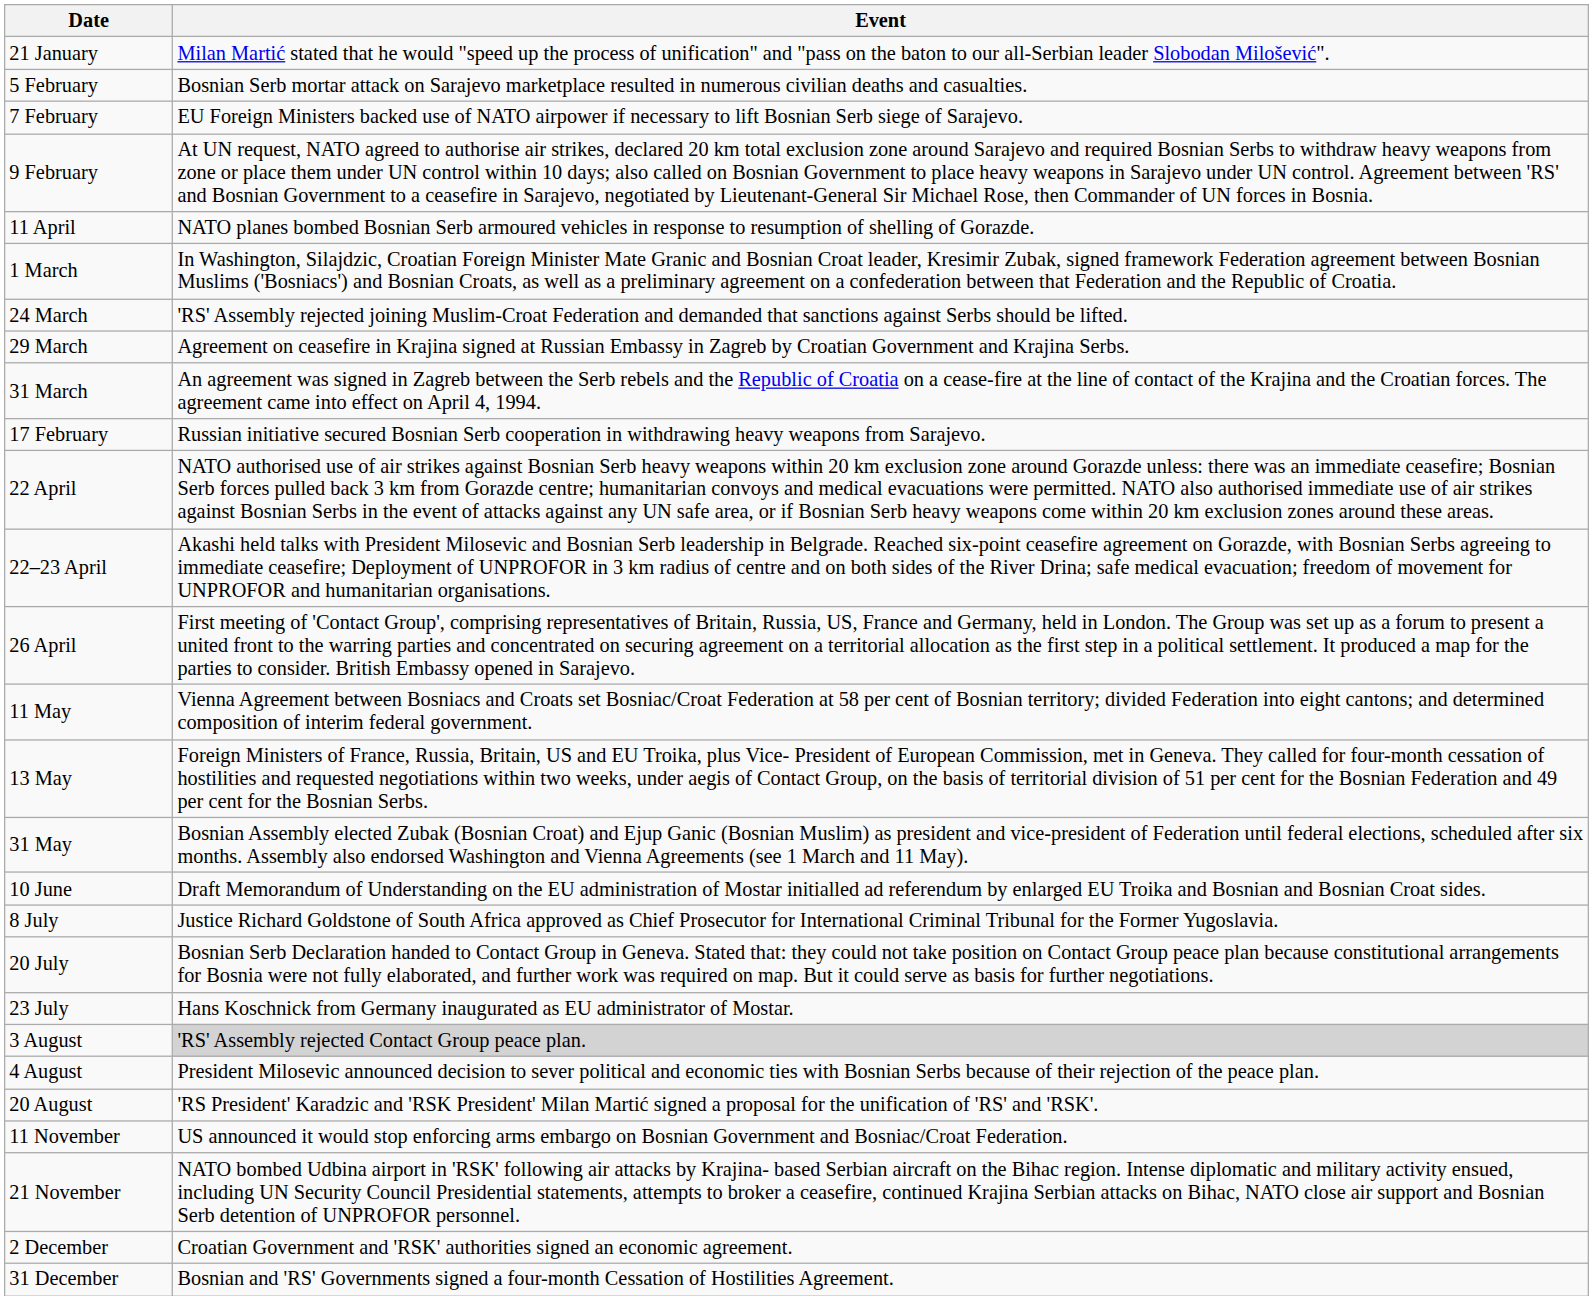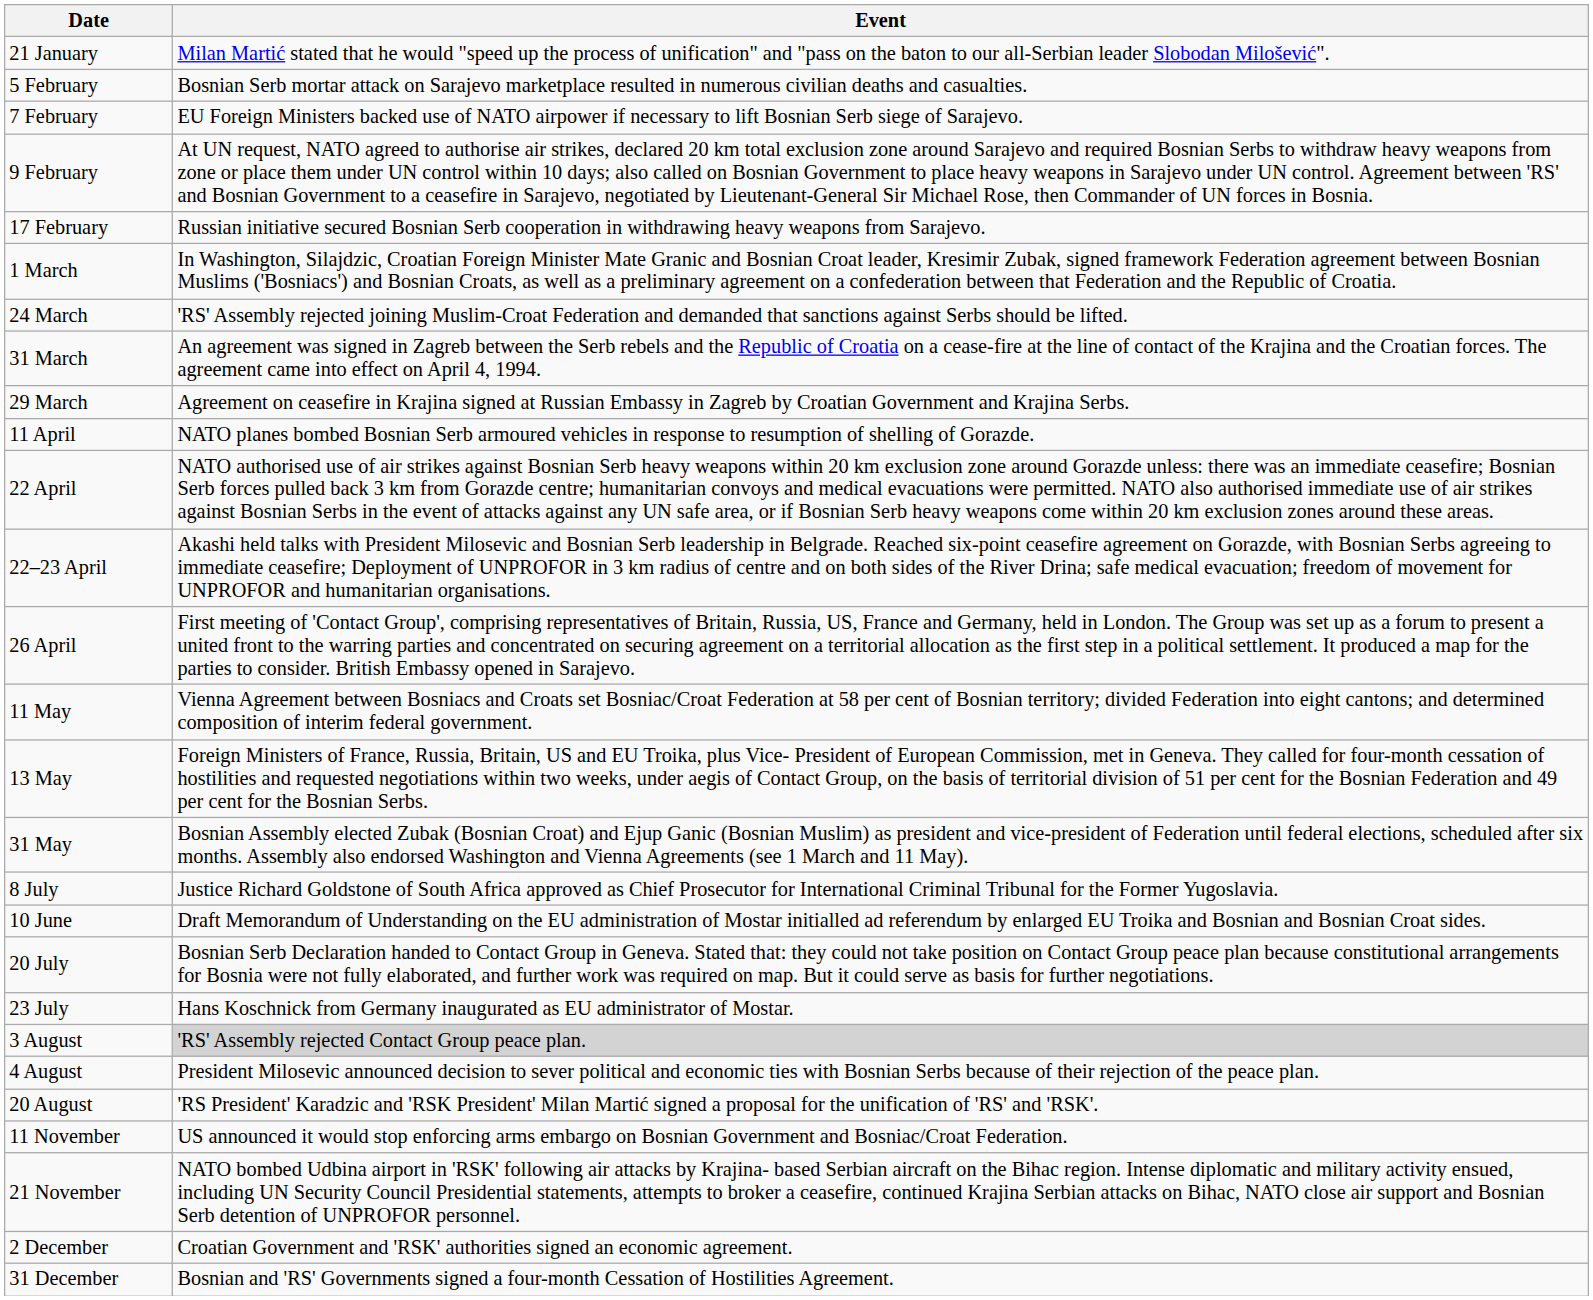rows swapped: (59, 434) <-> (43, 227)
rows swapped: (49, 347) <-> (49, 390)
rows swapped: (41, 888) <-> (34, 920)
